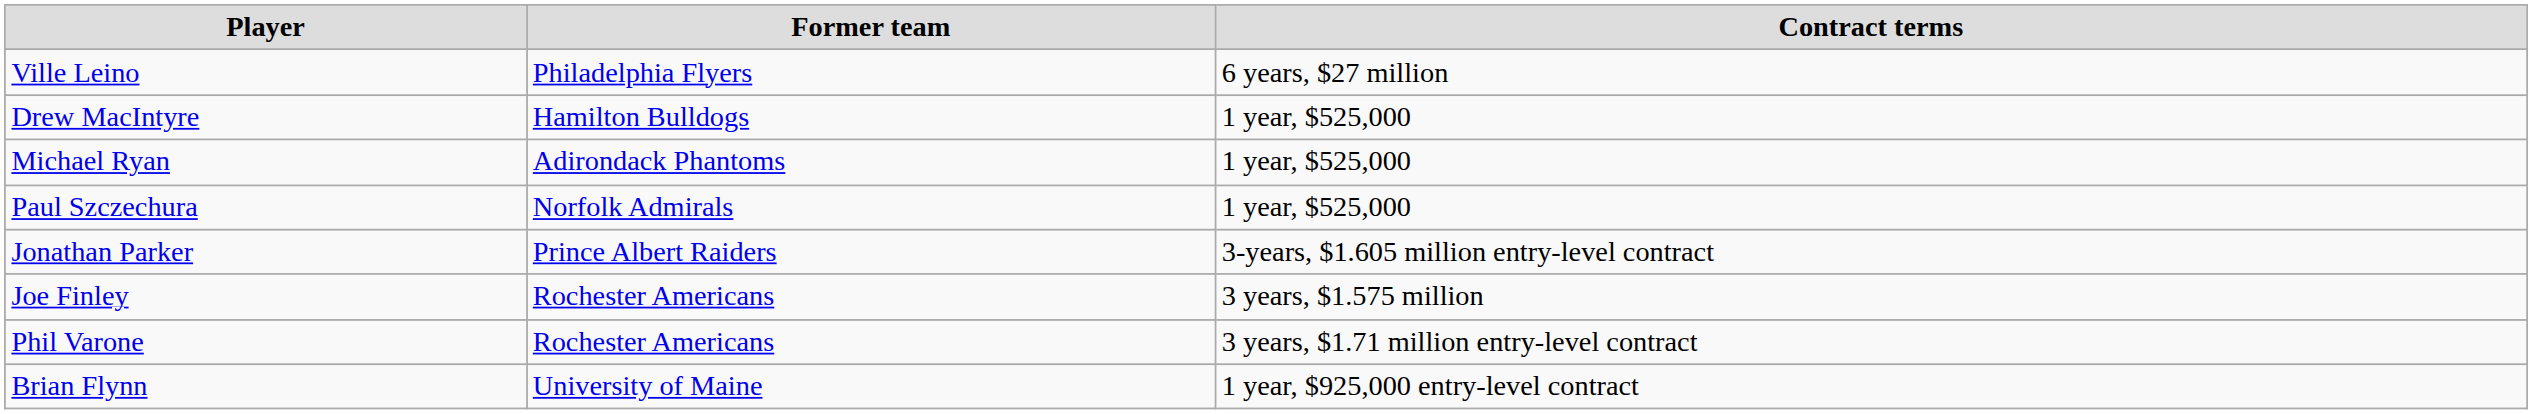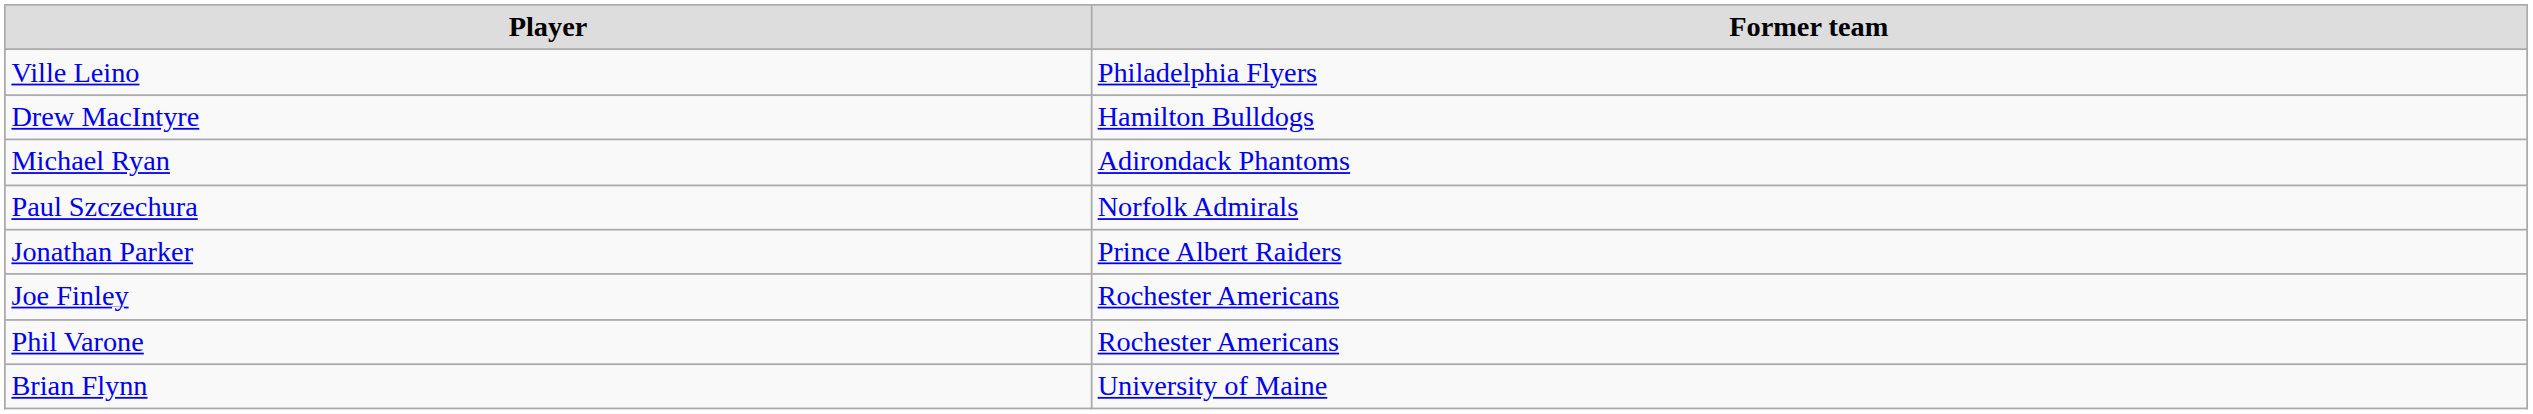- column: (1871, 26)
